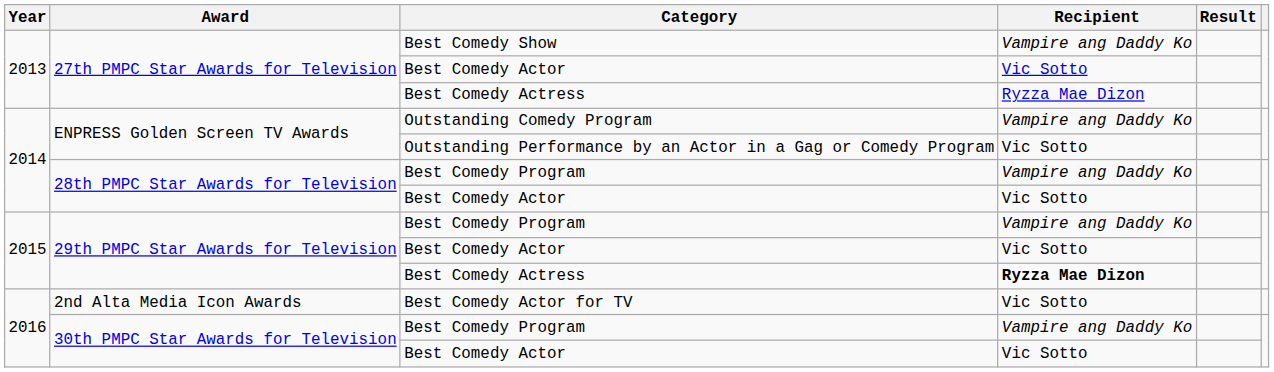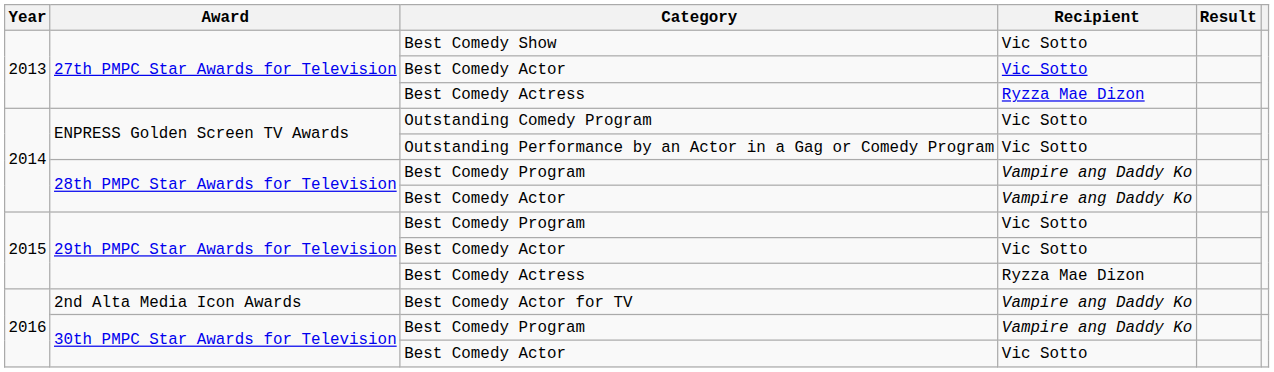(1097, 43) Vampire ang Daddy Ko -> (1045, 43) Vic Sotto
(1097, 121) Vampire ang Daddy Ko -> (1045, 121) Vic Sotto
(1045, 198) Vic Sotto -> (1097, 198) Vampire ang Daddy Ko
(1097, 224) Vampire ang Daddy Ko -> (1045, 224) Vic Sotto
(1073, 276) bold -> (1073, 276) normal
(1045, 302) Vic Sotto -> (1097, 302) Vampire ang Daddy Ko
